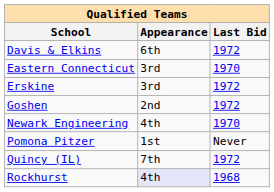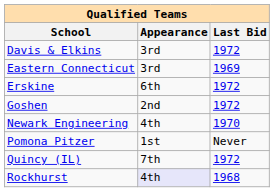(150, 50) 6th -> (150, 50) 3rd
(226, 68) 1970 -> (226, 68) 1969
(150, 86) 3rd -> (150, 86) 6th
